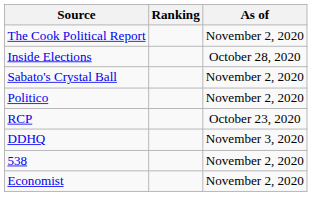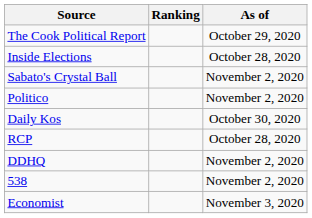(255, 35) November 2, 2020 -> (255, 35) October 29, 2020
+ row: (34, 118)
(255, 118) October 23, 2020 -> (255, 139) October 28, 2020
(255, 139) November 3, 2020 -> (255, 160) November 2, 2020
(255, 181) November 2, 2020 -> (255, 202) November 3, 2020
